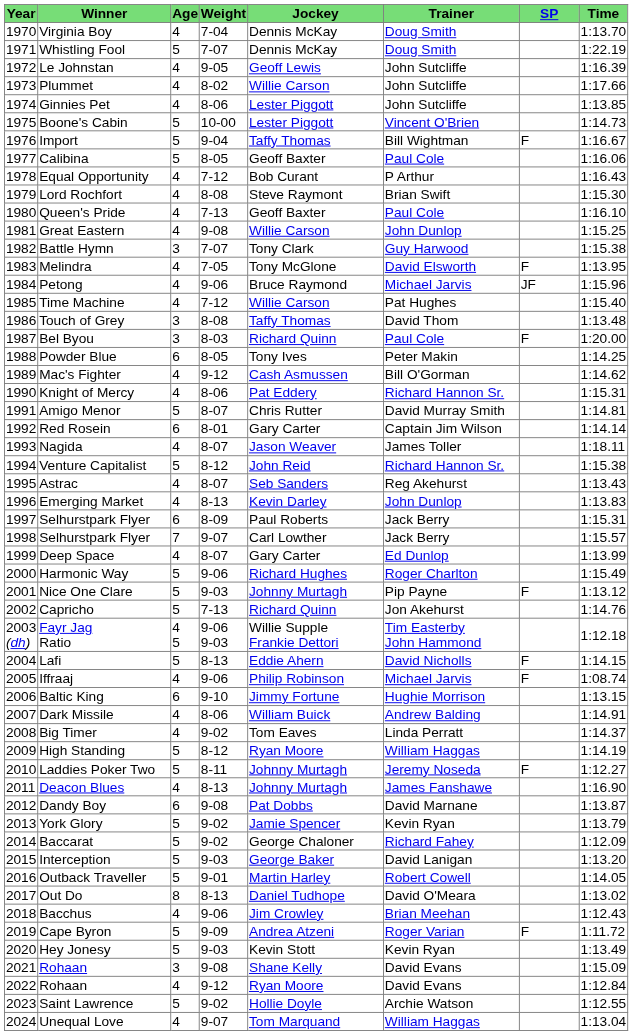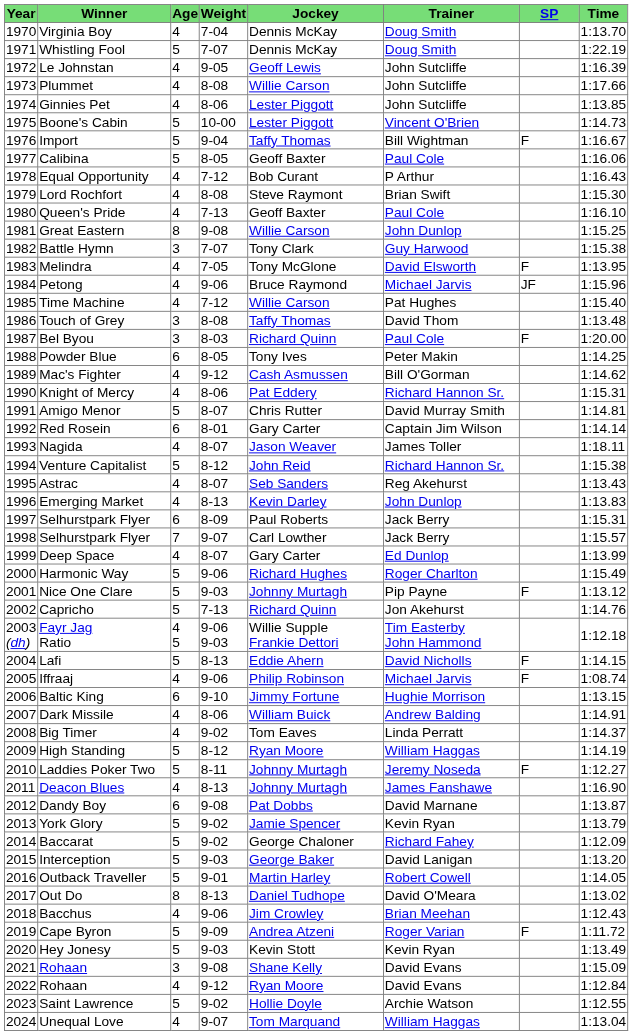(215, 86) 8-02 -> (215, 86) 8-08
(176, 230) 4 -> (176, 230) 8
